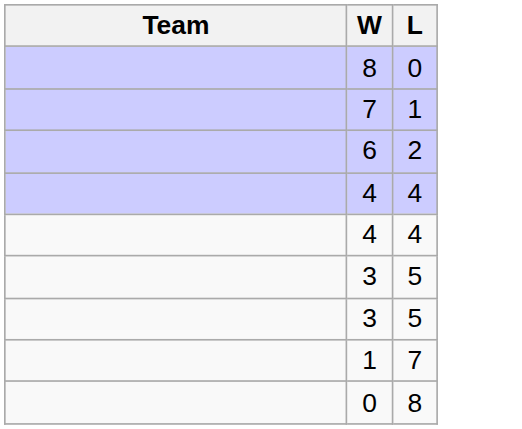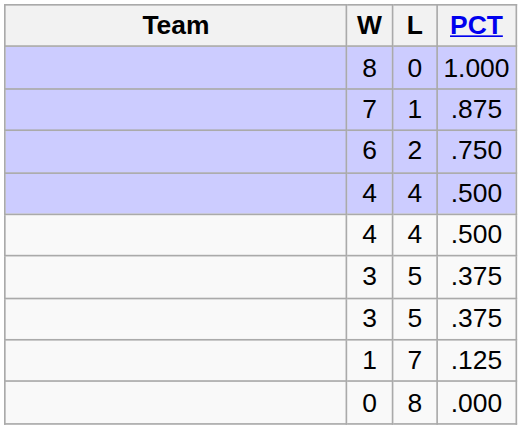+ column: (476, 25)
